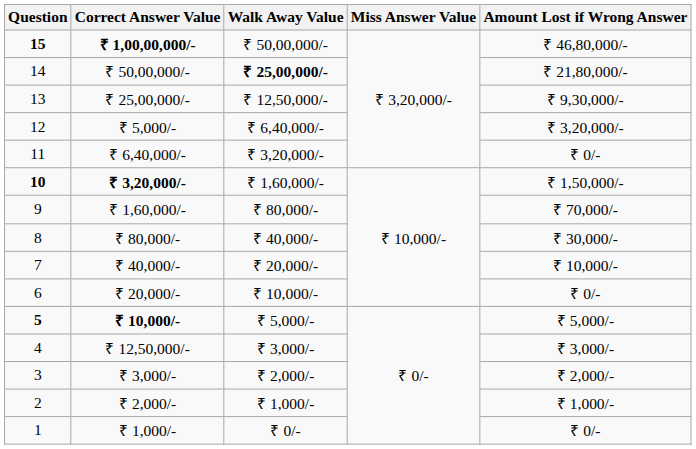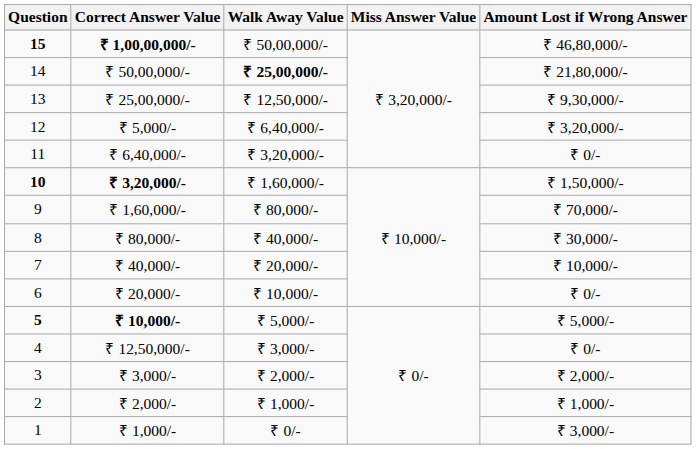(585, 348) ₹ 3,000/- -> (585, 348) ₹ 0/-
(585, 431) ₹ 0/- -> (585, 431) ₹ 3,000/-
